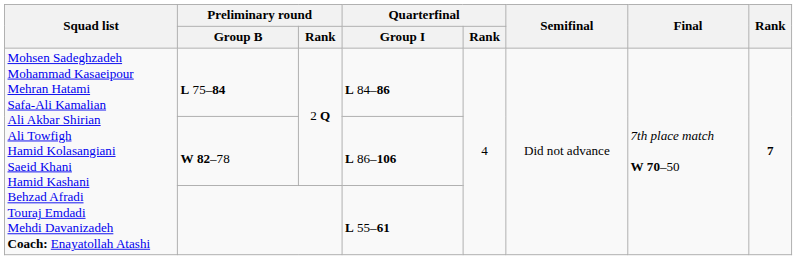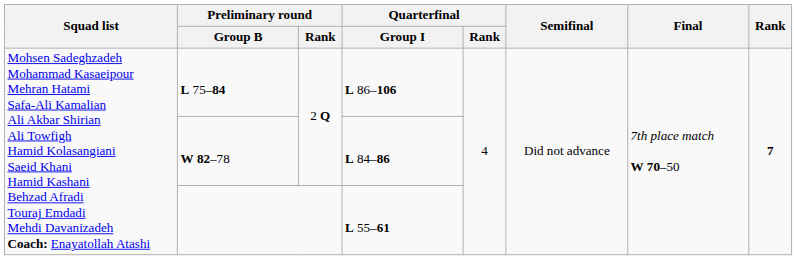(367, 90) L 84–86 -> (371, 90) L 86–106
(371, 159) L 86–106 -> (367, 159) L 84–86
